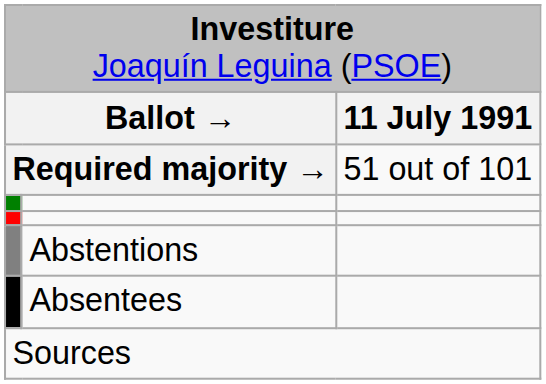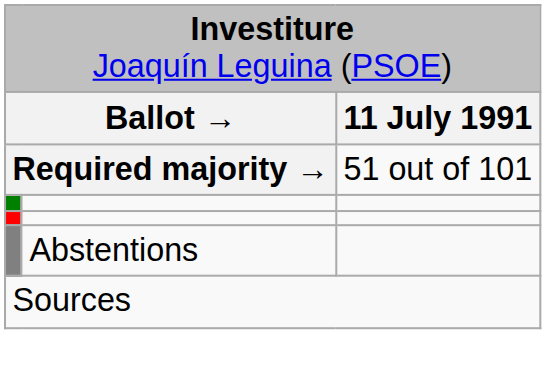- row: (13, 302)
